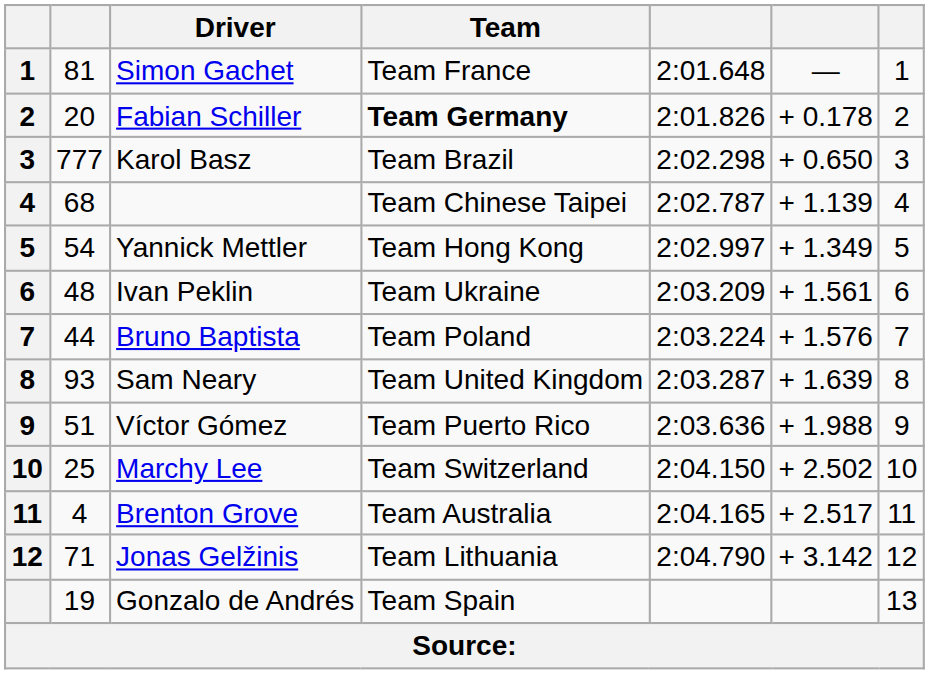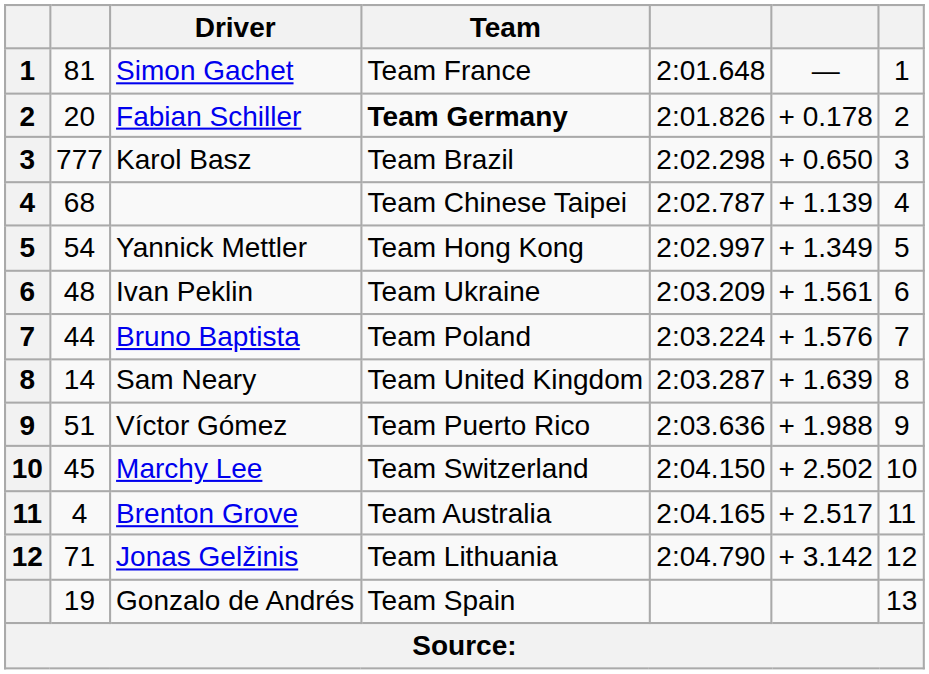(79, 380) 93 -> (79, 380) 14
(79, 468) 25 -> (79, 468) 45
